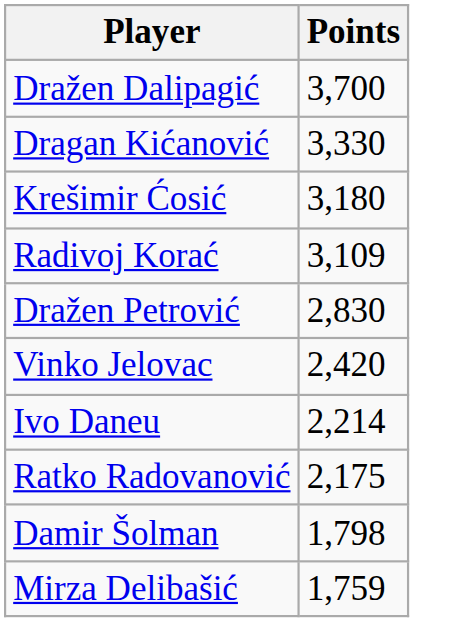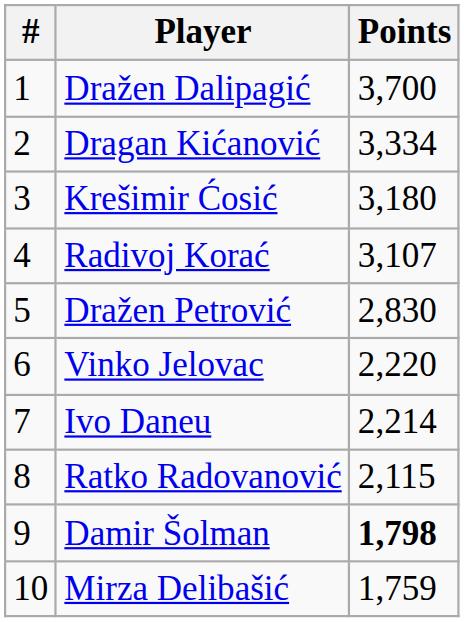+ column: (31, 32)
(346, 143) 3,330 -> (397, 143) 3,334
(346, 254) 3,109 -> (397, 254) 3,107
(346, 365) 2,420 -> (397, 365) 2,220
(346, 476) 2,175 -> (397, 476) 2,115
(346, 532) normal -> (397, 532) bold
